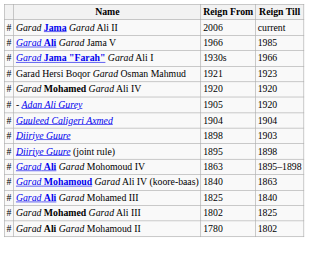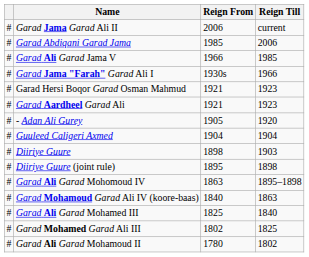+ row: (73, 43)
+ row: (70, 105)
- row: (79, 89)
